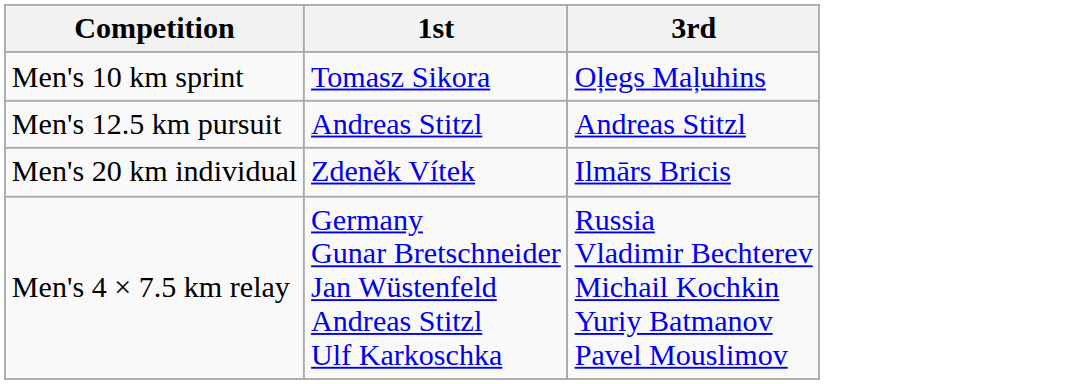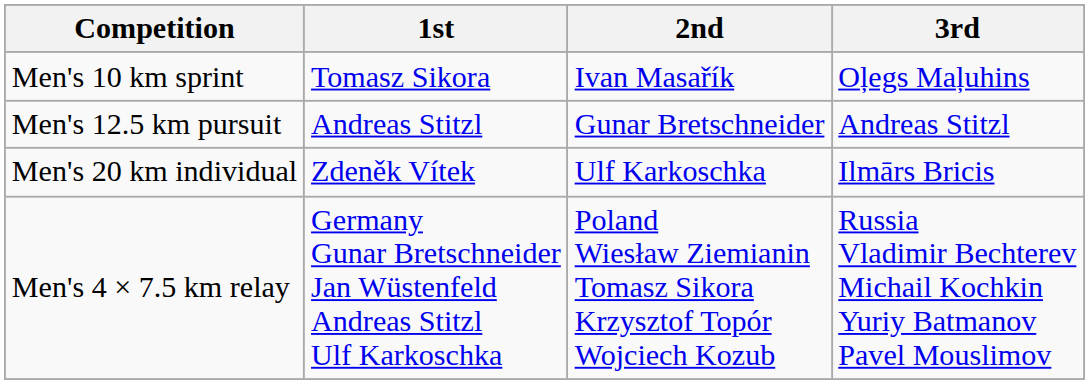+ column: (700, 28)
